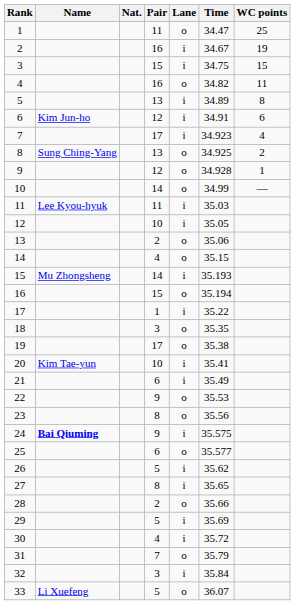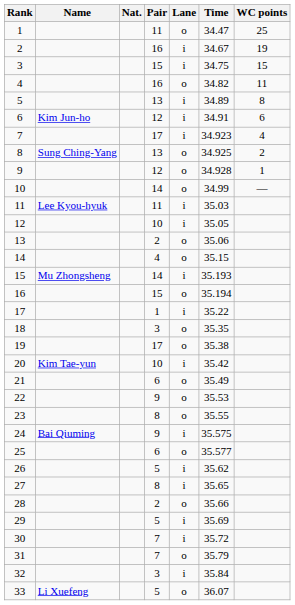(216, 363) 35.41 -> (216, 363) 35.42
(184, 380) i -> (184, 380) o
(216, 415) 35.56 -> (216, 415) 35.55
(68, 433) bold -> (66, 433) normal
(157, 538) 4 -> (157, 538) 7
